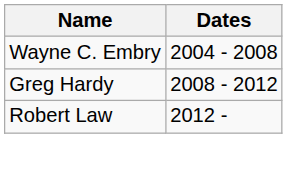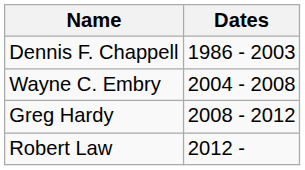+ row: (94, 52)
